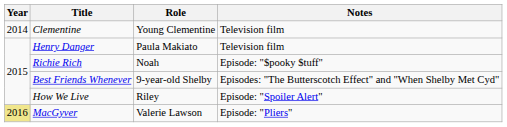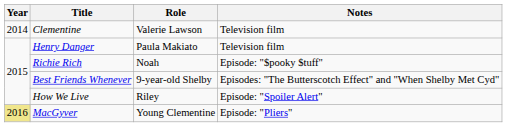(176, 29) Young Clementine -> (169, 29) Valerie Lawson
(169, 113) Valerie Lawson -> (176, 113) Young Clementine
